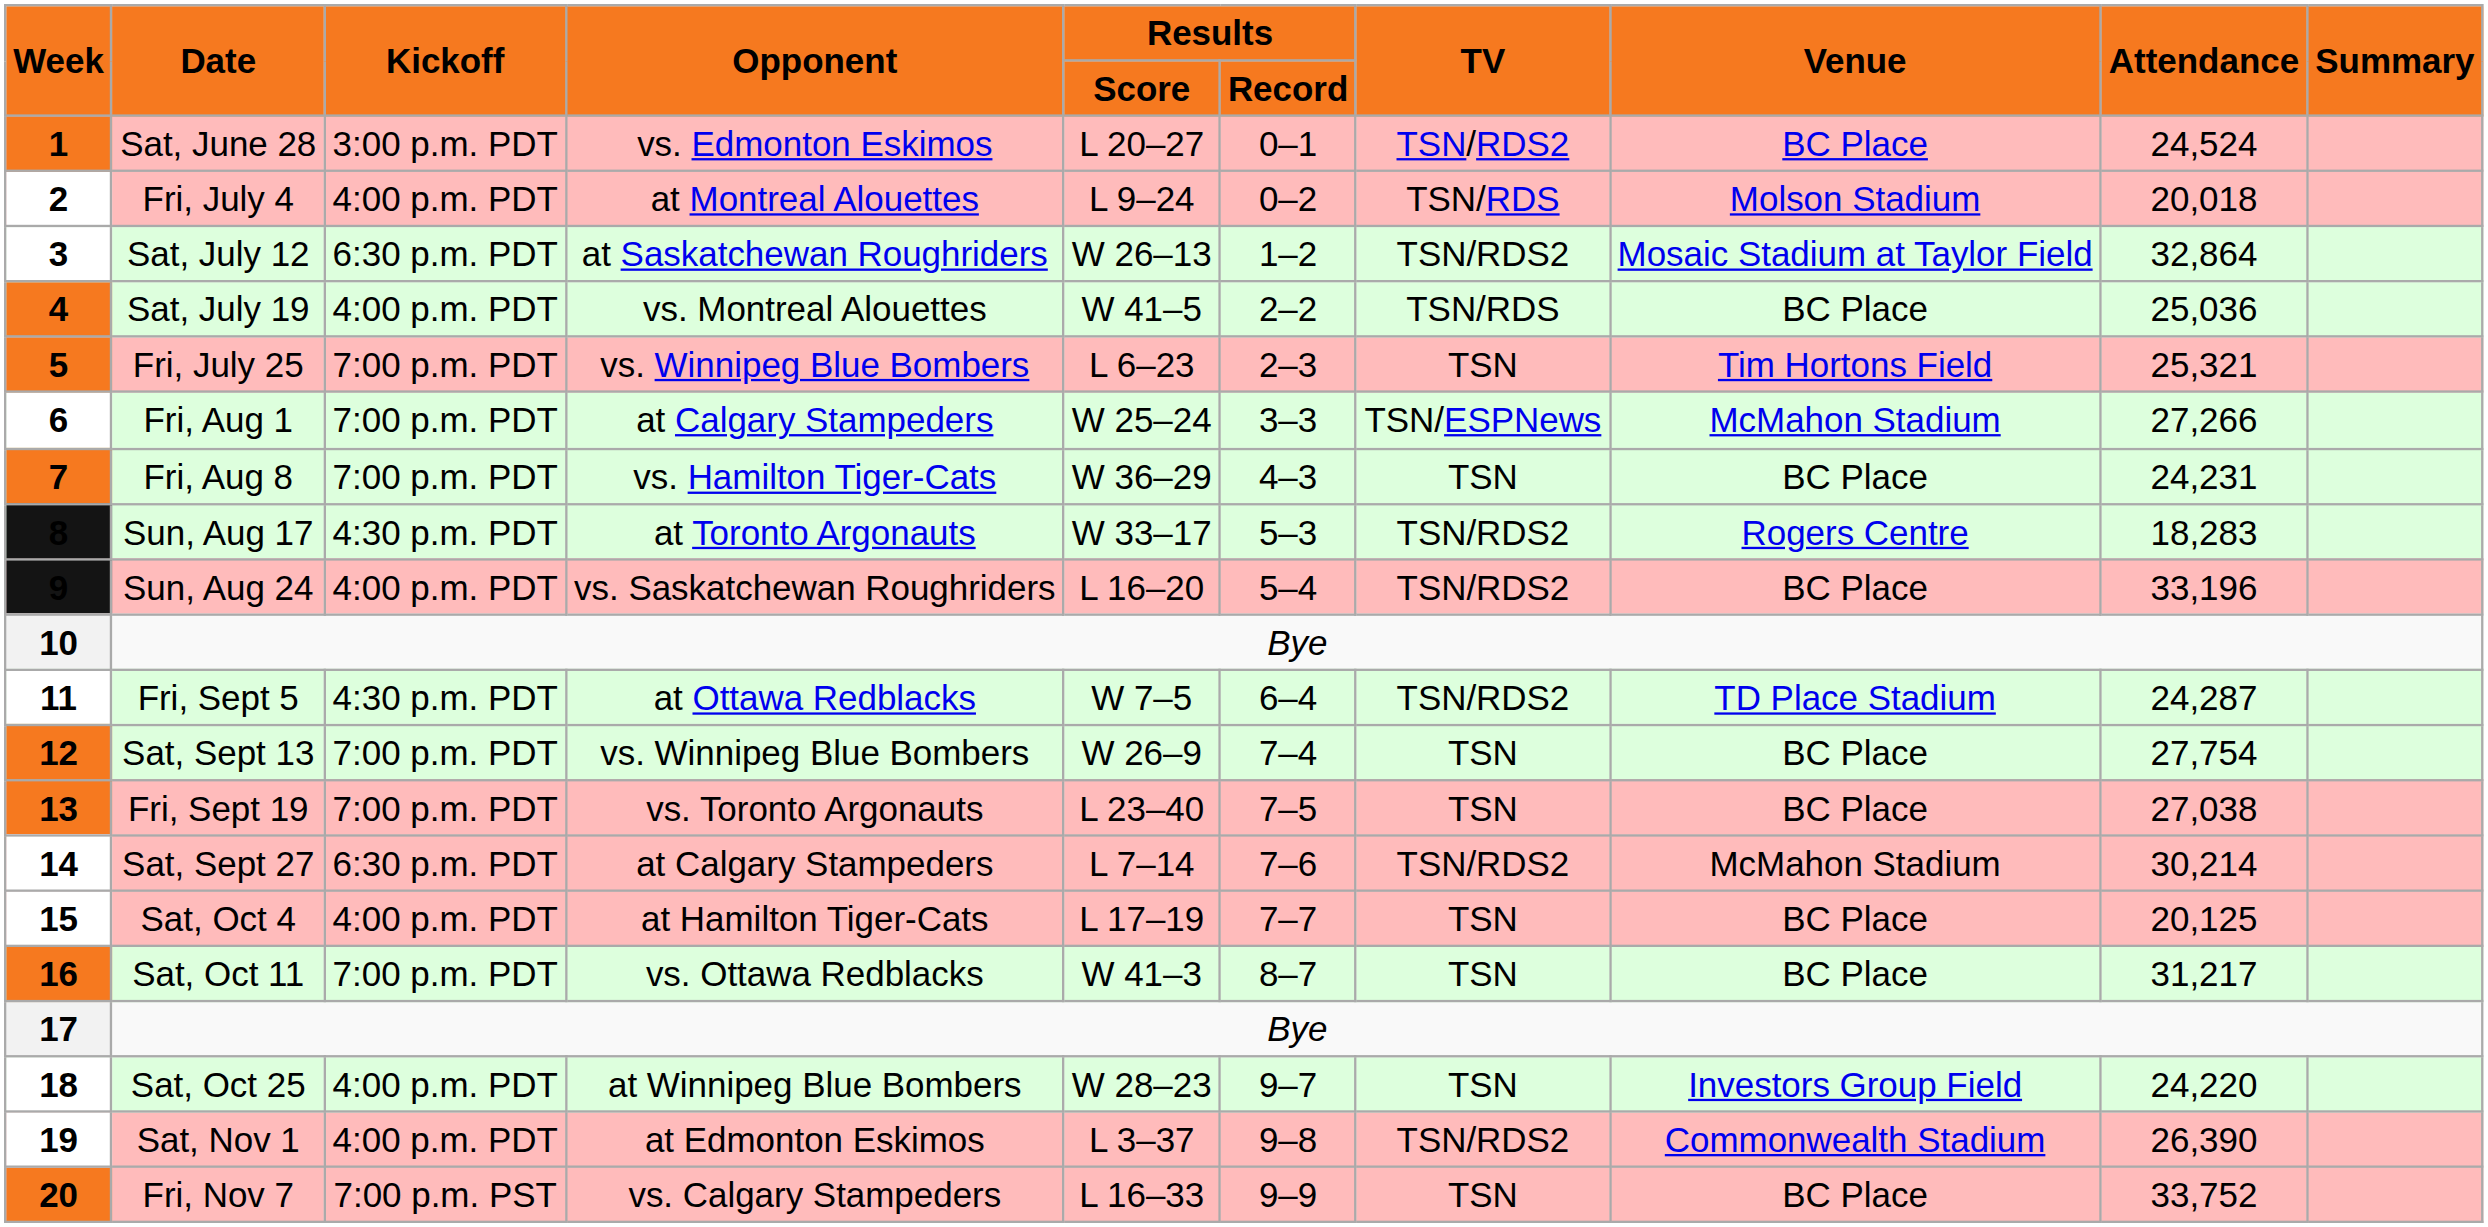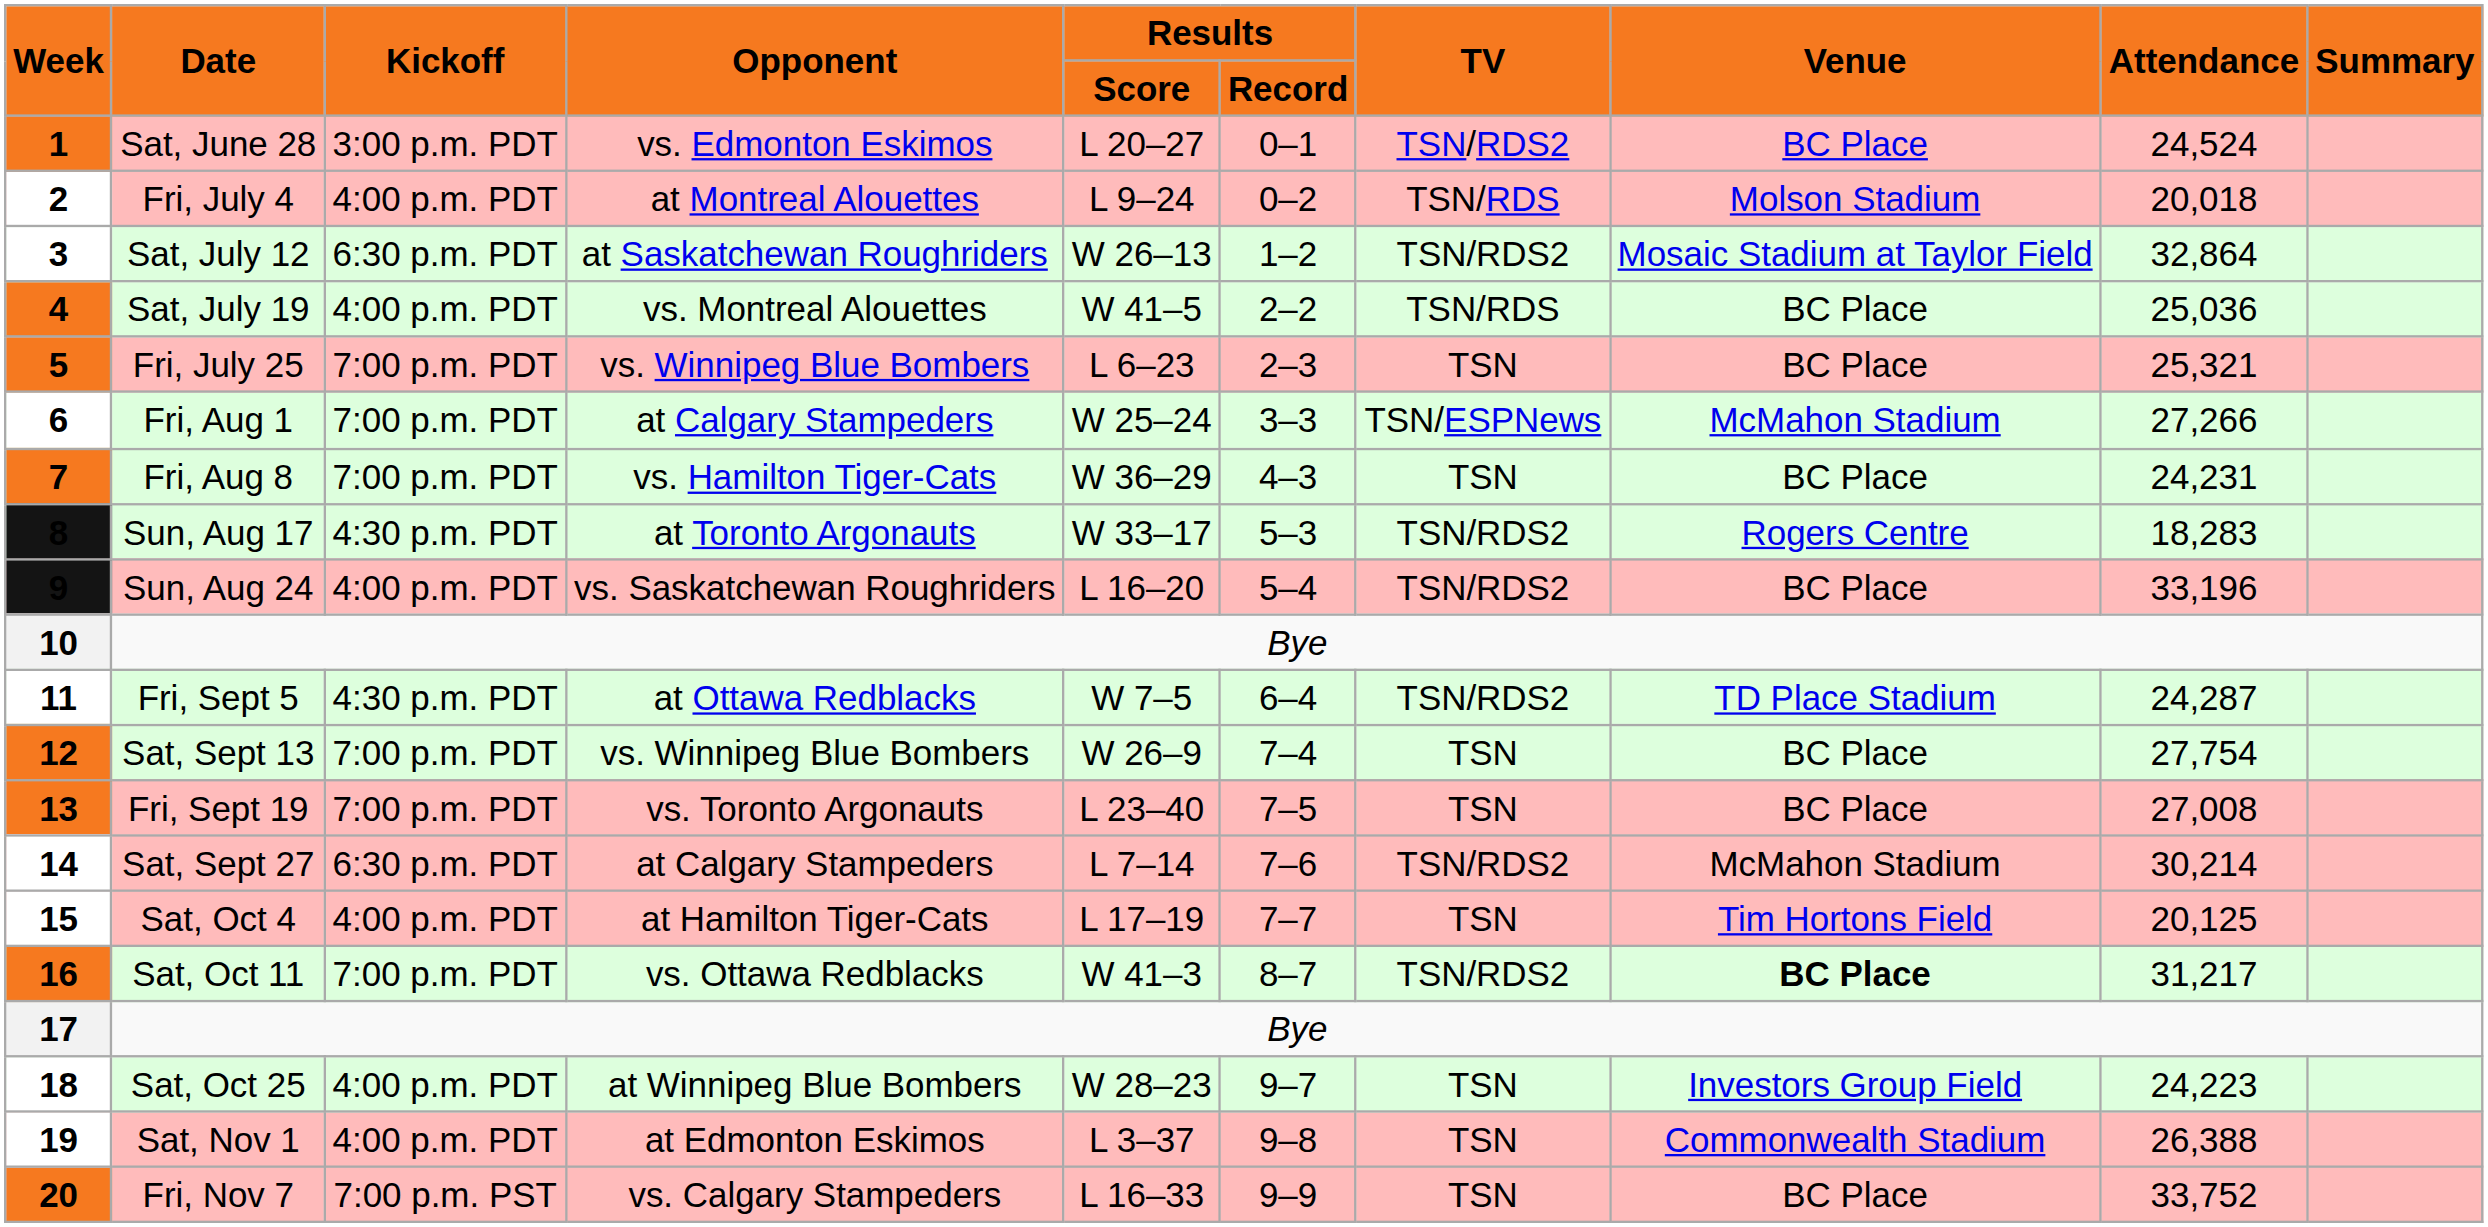(1855, 365) Tim Hortons Field -> (1855, 365) BC Place
(2204, 808) 27,038 -> (2204, 808) 27,008
(1855, 919) BC Place -> (1855, 919) Tim Hortons Field
(1483, 974) TSN -> (1483, 974) TSN/RDS2
(1855, 974) normal -> (1855, 974) bold
(2204, 1085) 24,220 -> (2204, 1085) 24,223
(1483, 1140) TSN/RDS2 -> (1483, 1140) TSN
(2204, 1140) 26,390 -> (2204, 1140) 26,388
